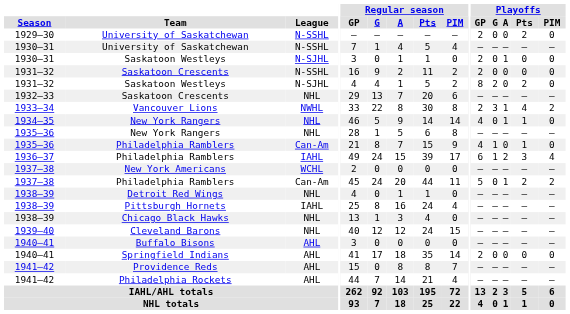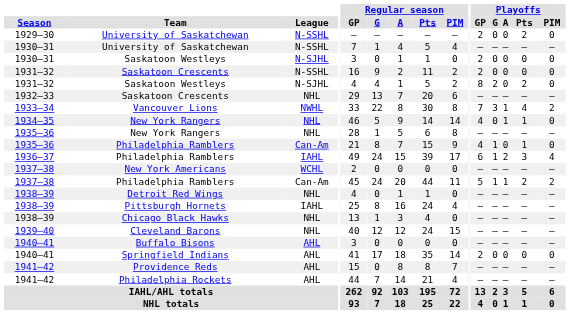(505, 59) 1 -> (505, 59) 0
(480, 108) 2 -> (480, 108) 7
(495, 181) 0 -> (495, 181) 1
